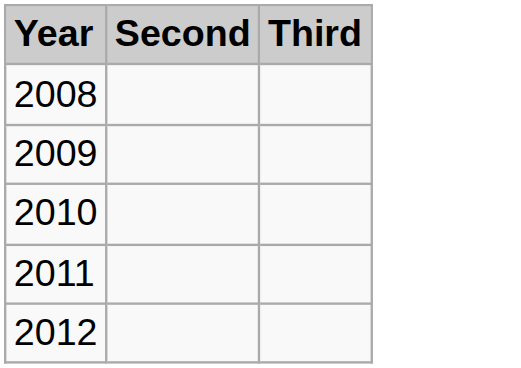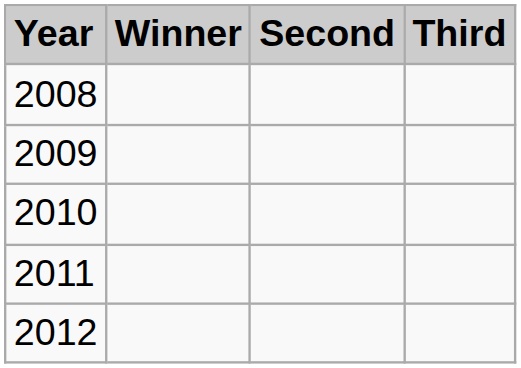+ column: (178, 34)
